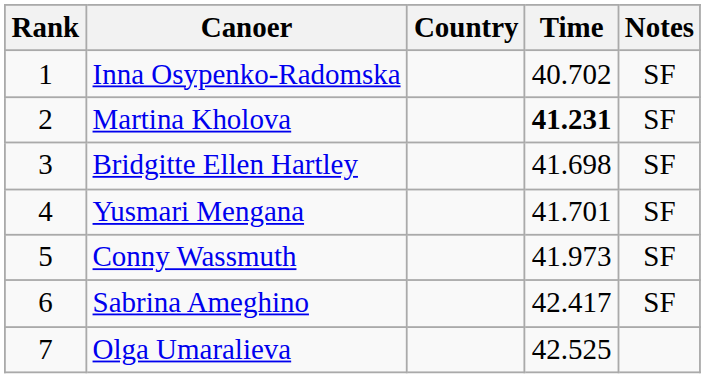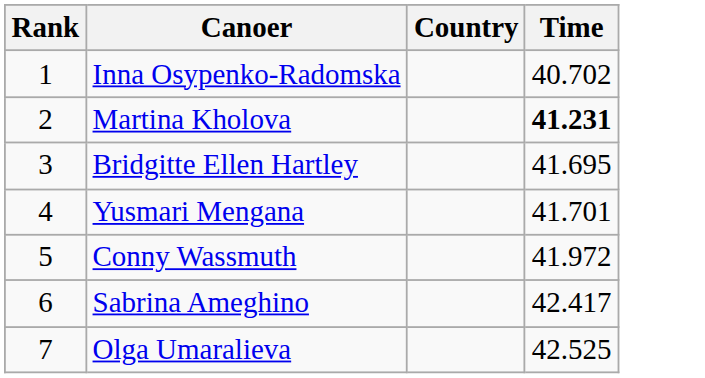- column: (659, 27)
(572, 165) 41.698 -> (572, 165) 41.695
(572, 257) 41.973 -> (572, 257) 41.972
